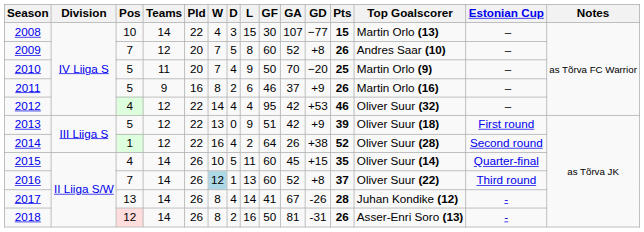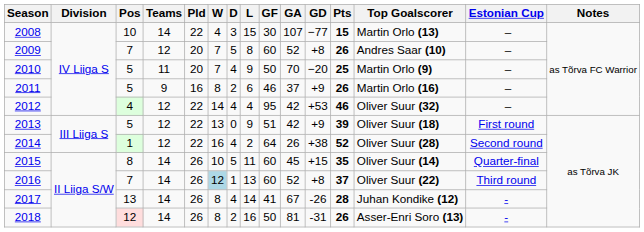(130, 161) 4 -> (130, 161) 8
